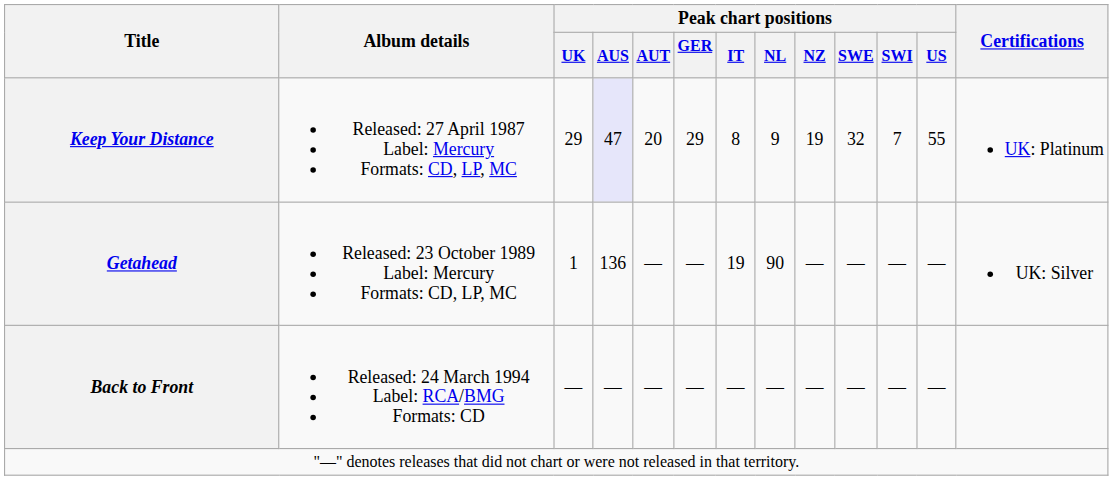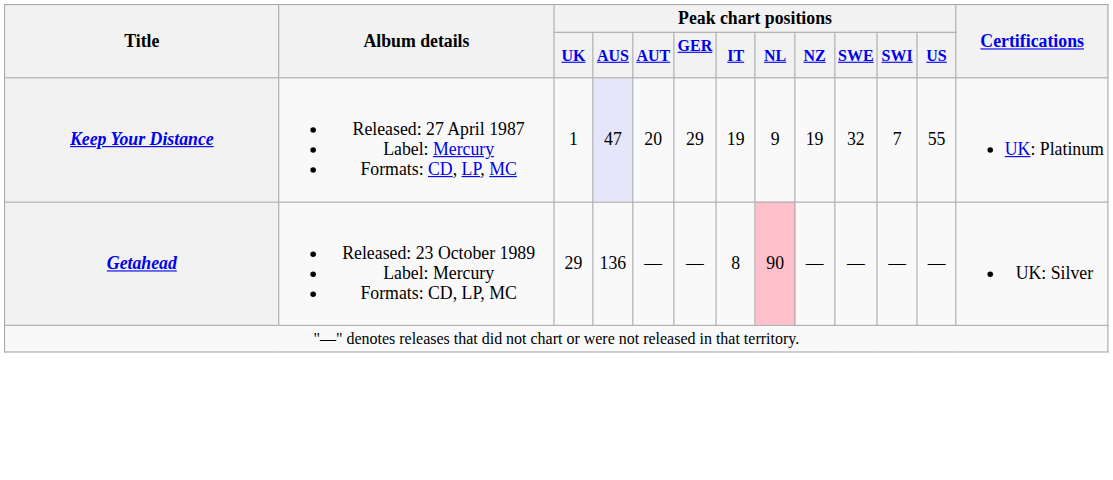(573, 139) 29 -> (573, 139) 1
(736, 139) 8 -> (736, 139) 19
(573, 263) 1 -> (573, 263) 29
(736, 263) 19 -> (736, 263) 8
(775, 263) no background -> (775, 263) pink background
- row: (142, 386)
